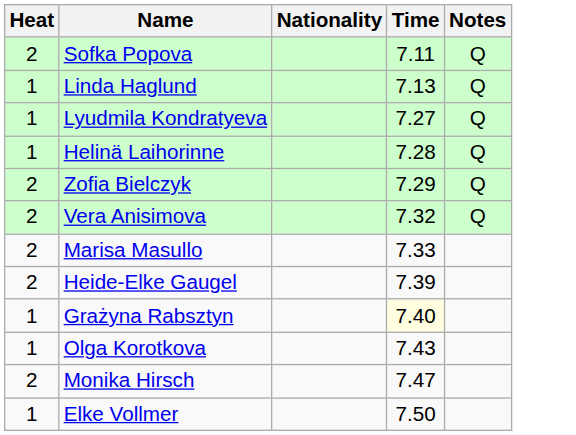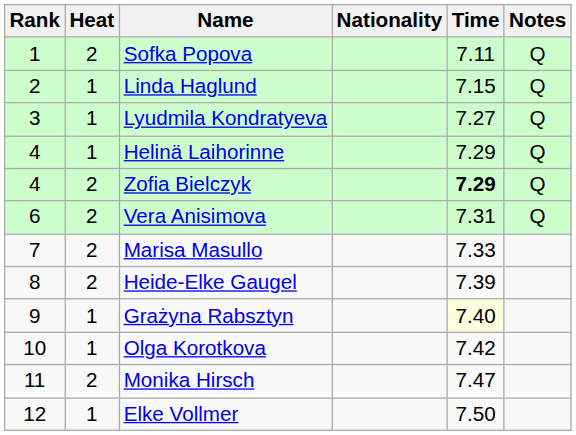+ column: (35, 20)
(416, 86) 7.13 -> (476, 86) 7.15
(416, 151) 7.28 -> (476, 151) 7.29
(416, 184) normal -> (476, 184) bold
(416, 217) 7.32 -> (476, 217) 7.31
(416, 348) 7.43 -> (476, 348) 7.42
